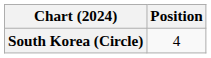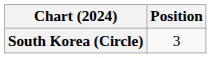(177, 40) 4 -> (177, 40) 3
